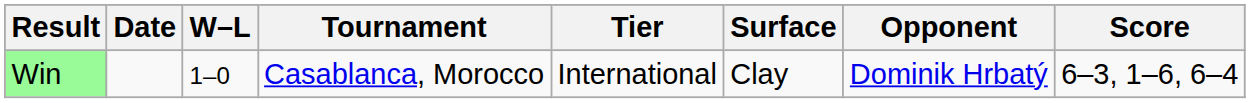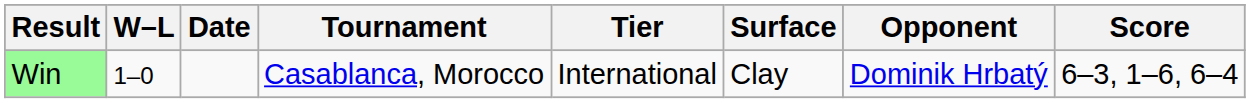columns swapped: (220, 27) <-> (145, 27)
